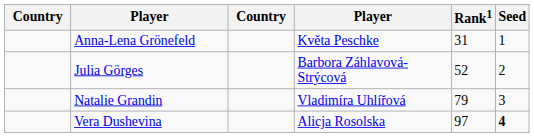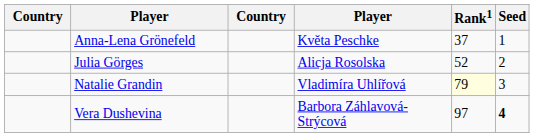(461, 40) 31 -> (461, 40) 37
(353, 70) Barbora Záhlavová-Strýcová -> (341, 62) Alicja Rosolska
(461, 100) no background -> (461, 84) lightyellow background
(341, 121) Alicja Rosolska -> (353, 114) Barbora Záhlavová-Strýcová
